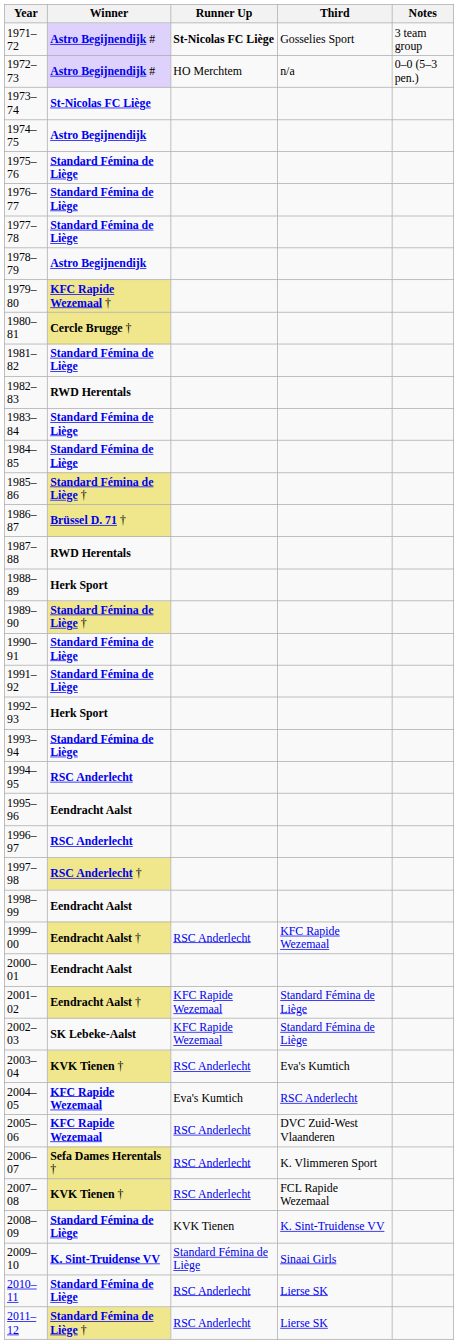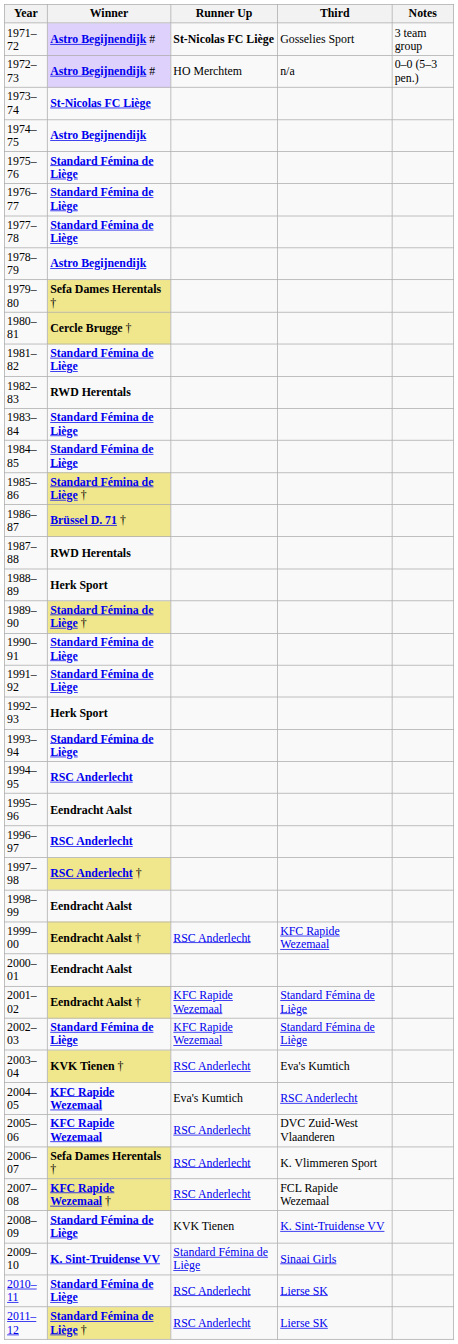(82, 296) KFC Rapide Wezemaal † -> (106, 296) Sefa Dames Herentals †
(93, 1034) SK Lebeke-Aalst -> (102, 1034) Standard Fémina de Liège
(87, 1194) KVK Tienen † -> (82, 1194) KFC Rapide Wezemaal †
